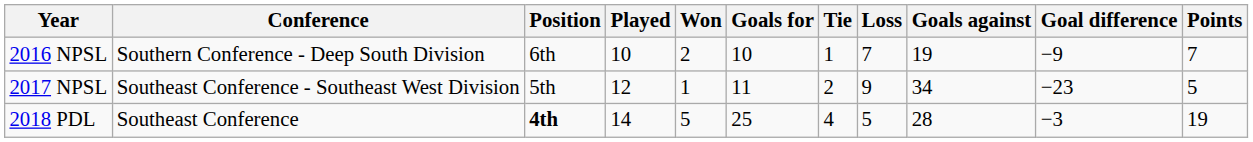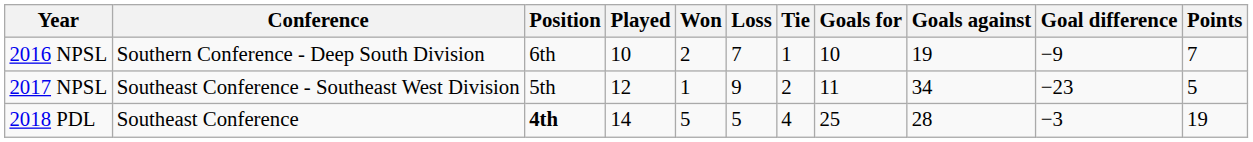columns swapped: (882, 20) <-> (773, 20)
